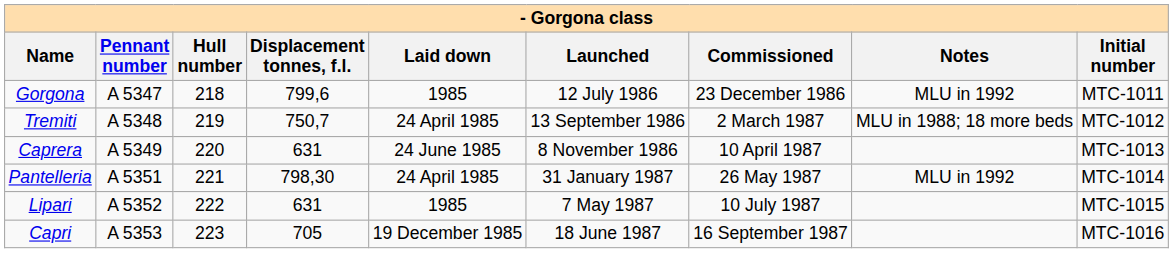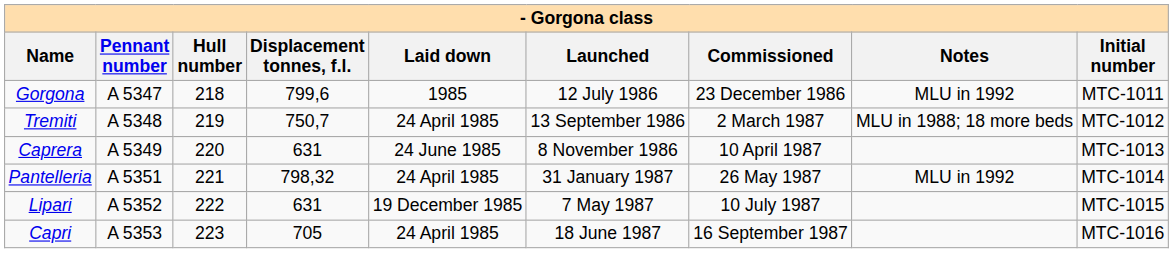(307, 177) 798,30 -> (307, 177) 798,32
(448, 205) 1985 -> (448, 205) 19 December 1985
(448, 233) 19 December 1985 -> (448, 233) 24 April 1985
